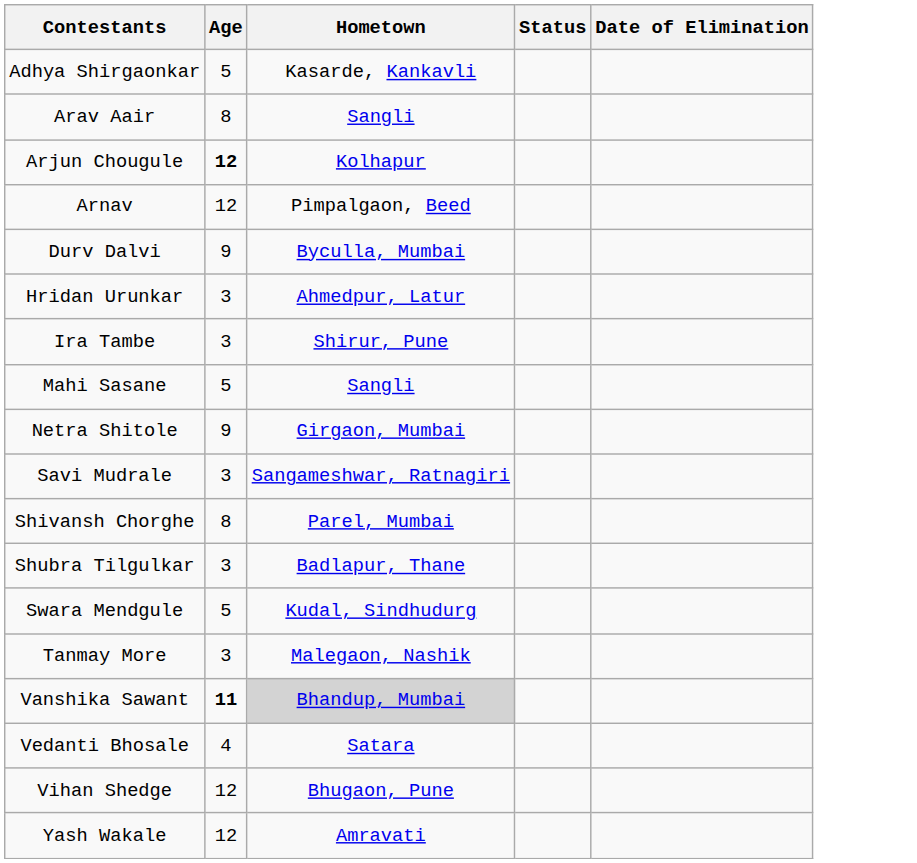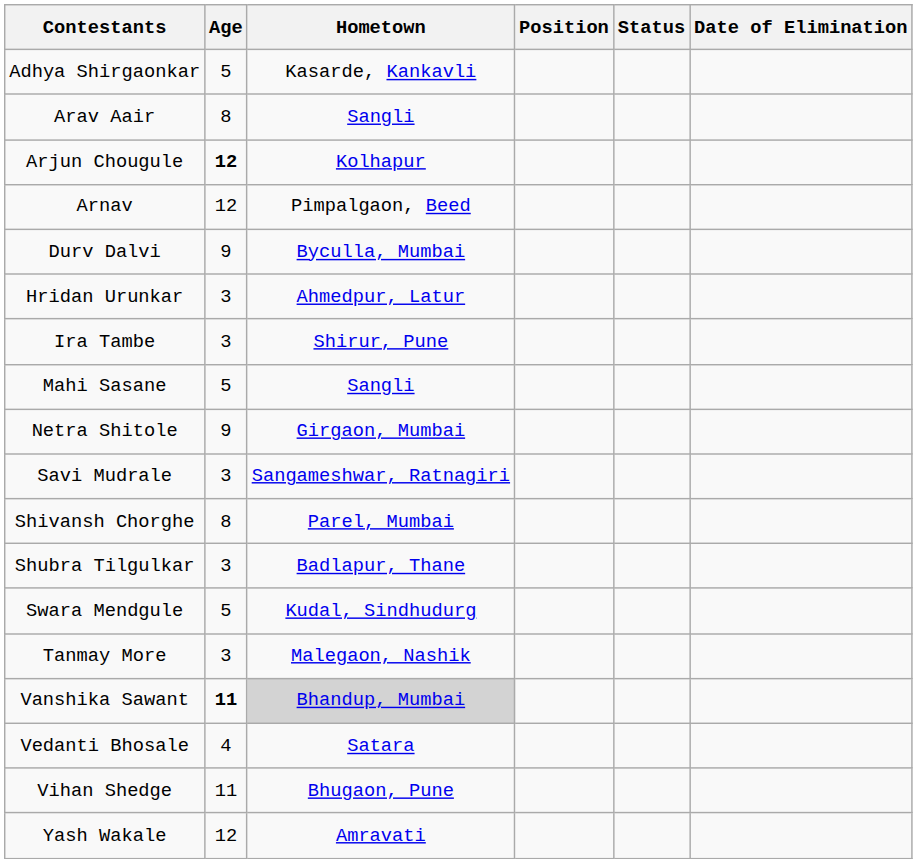+ column: (564, 27)
(226, 791) 12 -> (226, 791) 11
